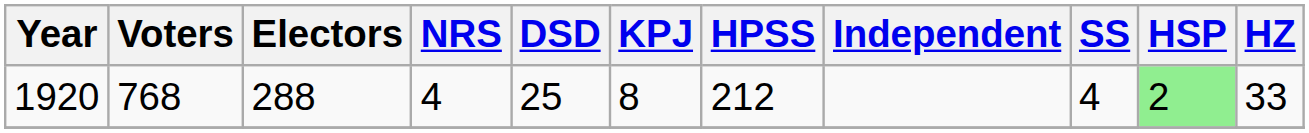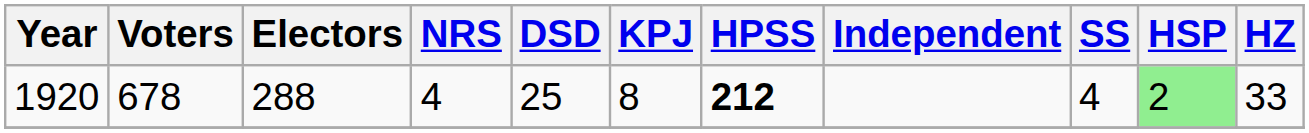(149, 95) 768 -> (149, 95) 678
(743, 95) normal -> (743, 95) bold
